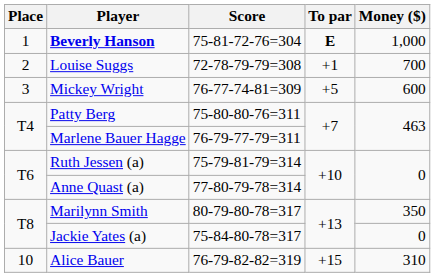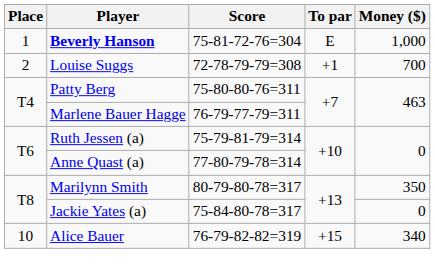(330, 41) bold -> (330, 41) normal
- row: (97, 89)
(414, 260) 310 -> (414, 235) 340
